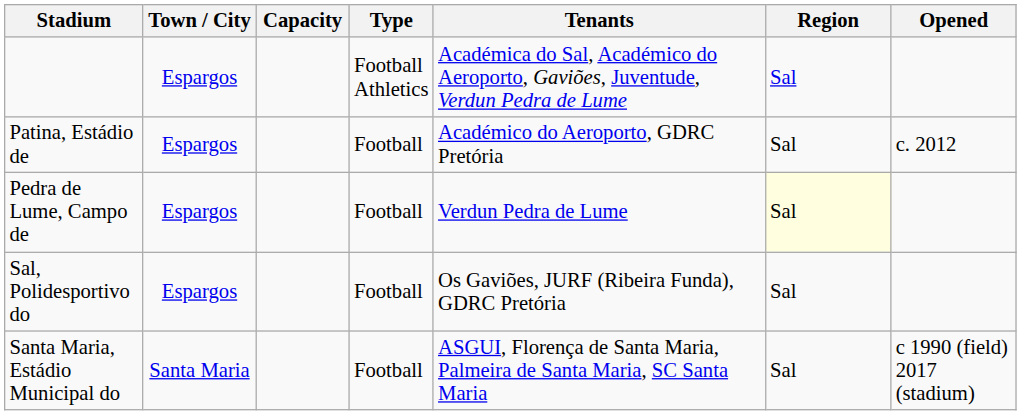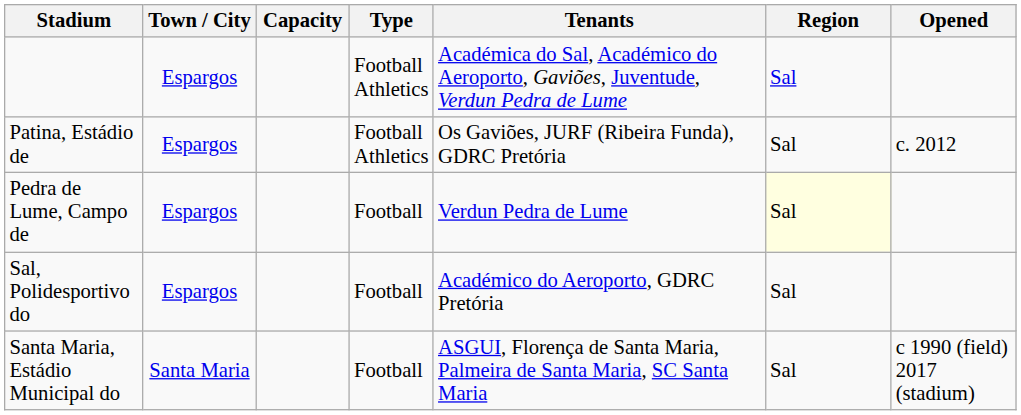(388, 144) Football -> (391, 144) Football Athletics
(576, 144) Académico do Aeroporto, GDRC Pretória -> (586, 144) Os Gaviões, JURF (Ribeira Funda), GDRC Pretória
(586, 291) Os Gaviões, JURF (Ribeira Funda), GDRC Pretória -> (576, 291) Académico do Aeroporto, GDRC Pretória
